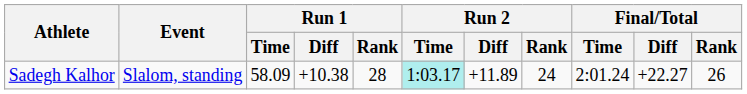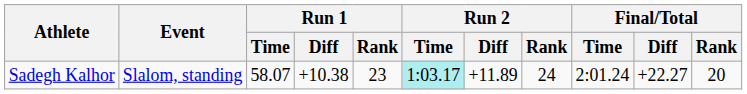(270, 74) 58.09 -> (270, 74) 58.07
(377, 74) 28 -> (377, 74) 23
(716, 74) 26 -> (716, 74) 20
